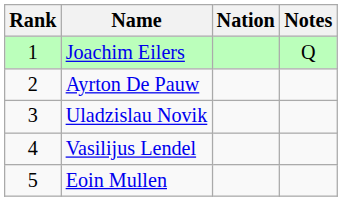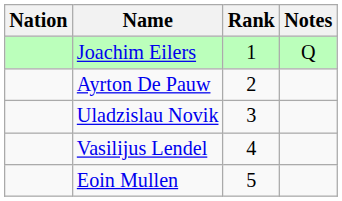columns swapped: (33, 20) <-> (246, 20)
